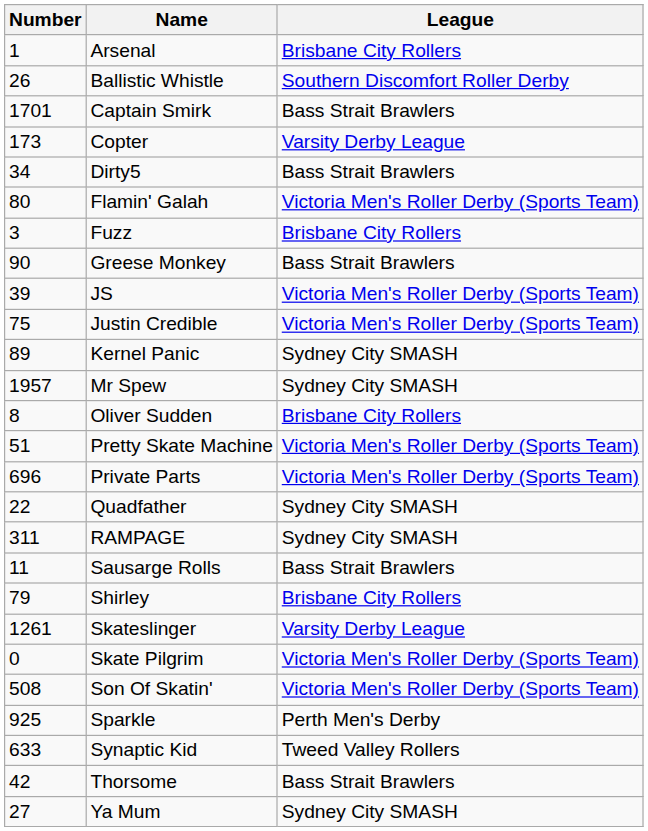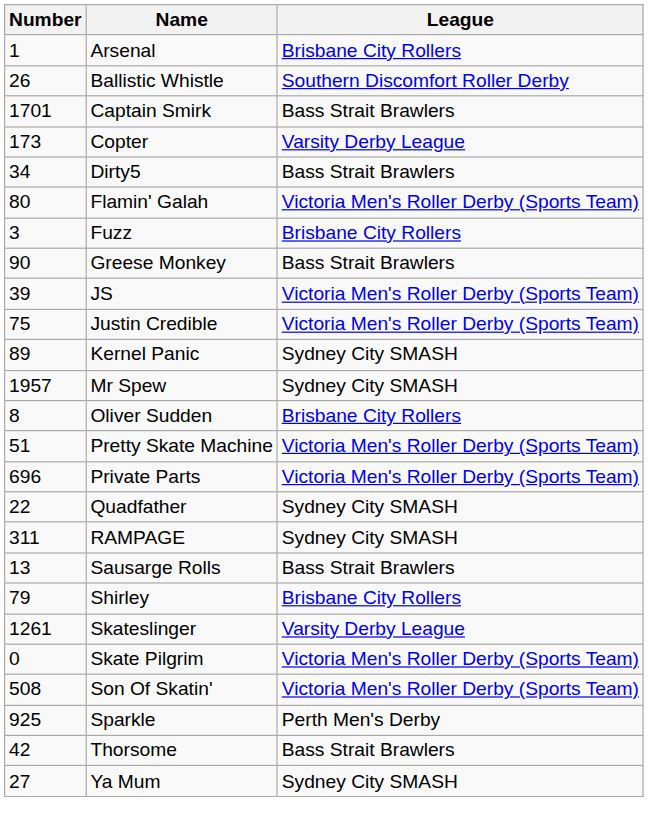(19, 567) 11 -> (20, 567) 13
- row: (144, 750)
